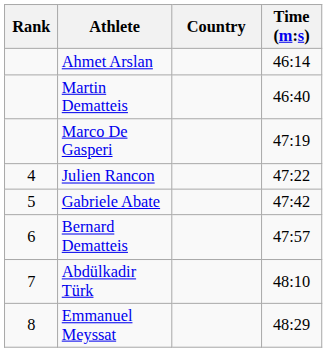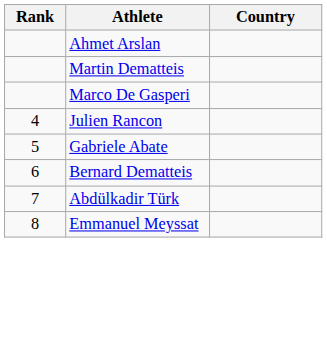- column: (292, 26)
